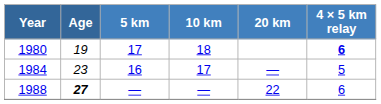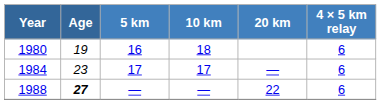(135, 49) 17 -> (135, 49) 16
(342, 49) bold -> (342, 49) normal
(135, 69) 16 -> (135, 69) 17
(342, 69) 5 -> (342, 69) 6
